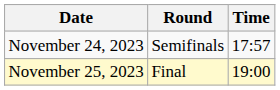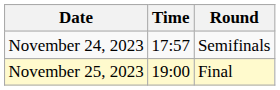columns swapped: (251, 17) <-> (188, 17)
